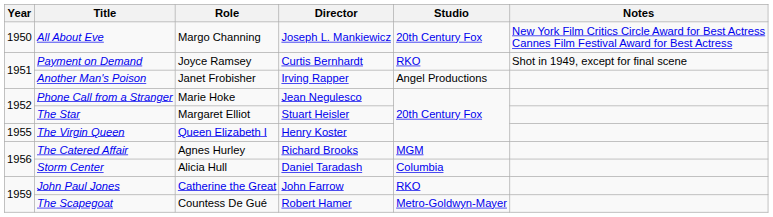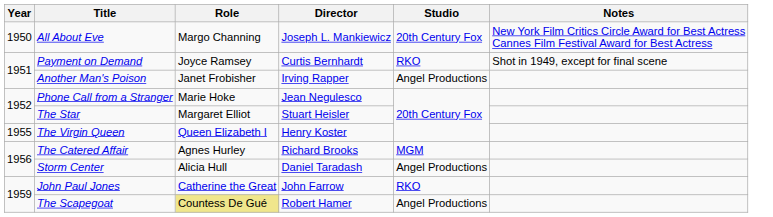(420, 168) Columbia -> (442, 168) Angel Productions
(222, 203) no background -> (222, 203) khaki background
(452, 203) Metro-Goldwyn-Mayer -> (442, 203) Angel Productions
